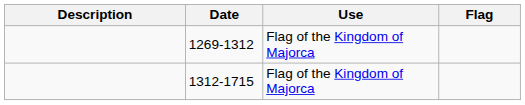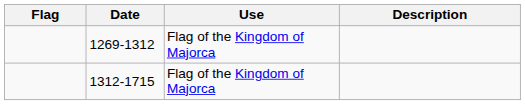columns swapped: (479, 15) <-> (95, 15)
